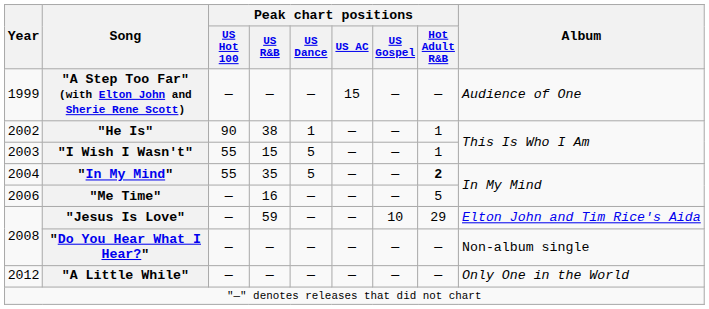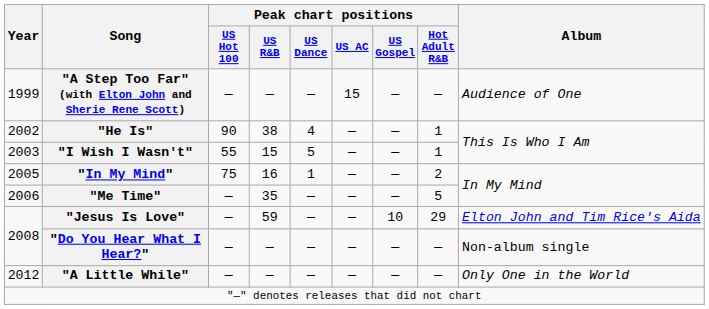(311, 131) 1 -> (311, 131) 4
(24, 174) 2004 -> (24, 174) 2005
(229, 174) 55 -> (229, 174) 75
(270, 174) 35 -> (270, 174) 16
(311, 174) 5 -> (311, 174) 1
(438, 174) bold -> (438, 174) normal
(270, 196) 16 -> (270, 196) 35
